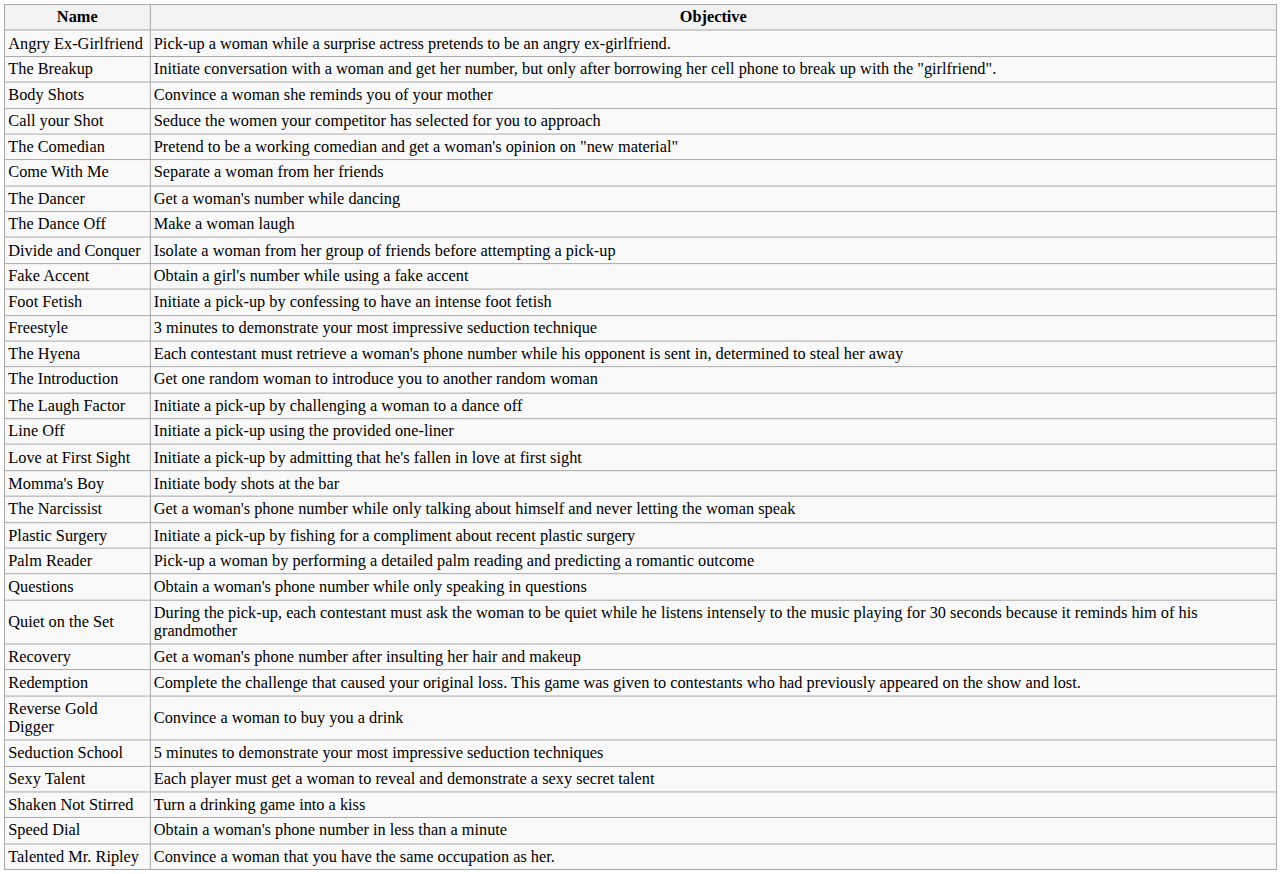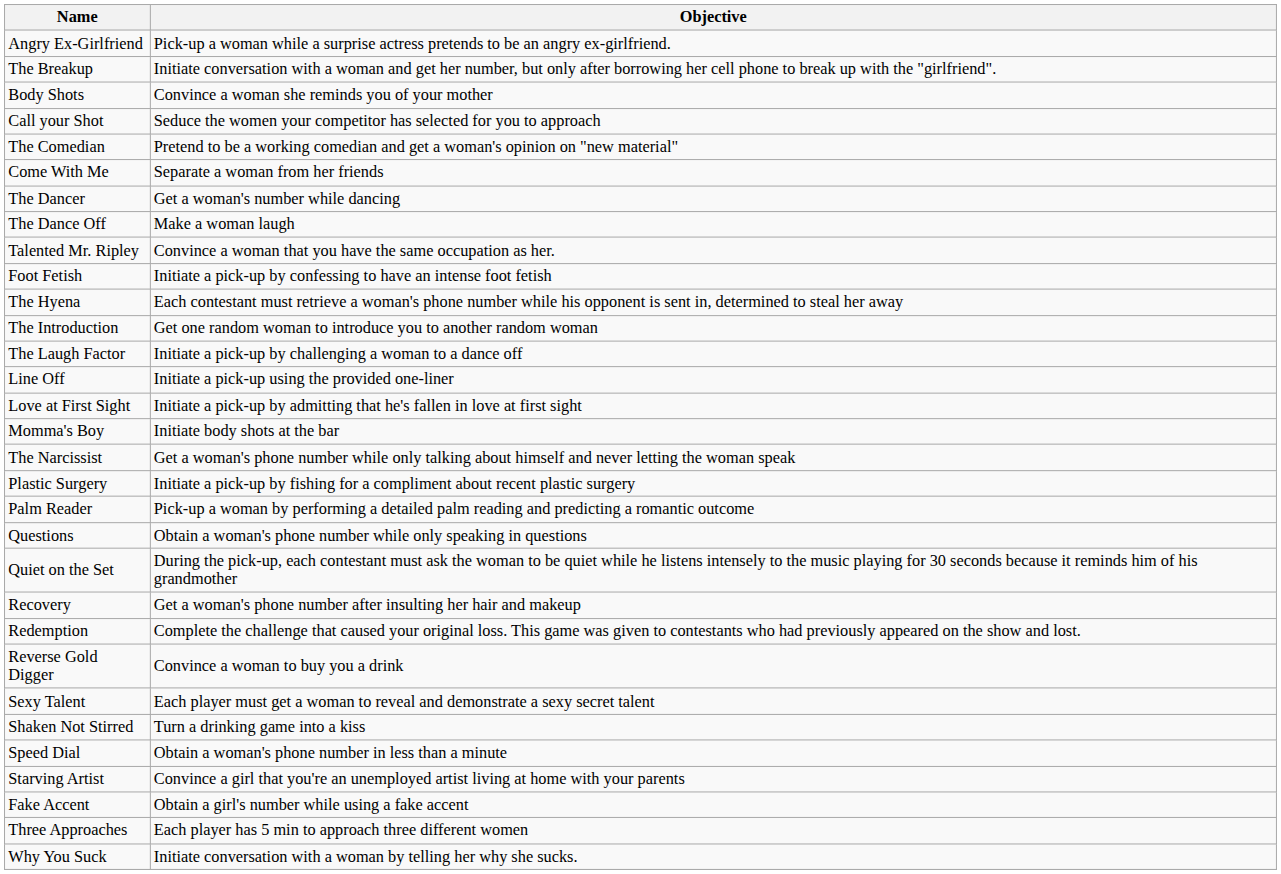- row: (74, 250)
rows swapped: (49, 276) <-> (74, 856)
- row: (38, 328)
- row: (66, 752)
+ row: (56, 778)
+ row: (68, 830)
+ row: (57, 856)
